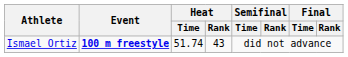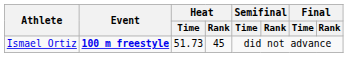(188, 44) 51.74 -> (188, 44) 51.73
(219, 44) 43 -> (219, 44) 45
